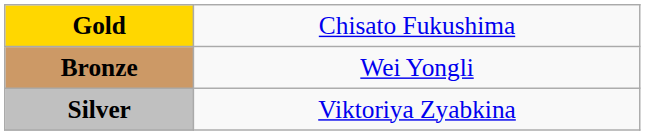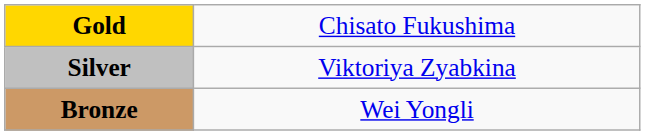rows swapped: (99, 108) <-> (99, 66)
